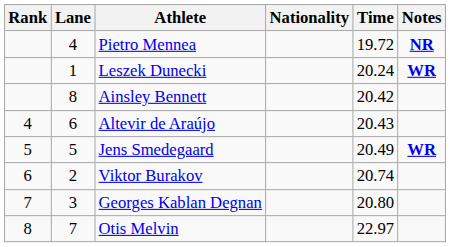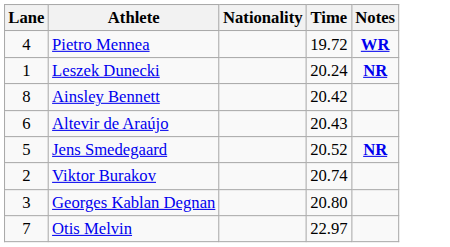- column: (28, 17)
(422, 44) NR -> (375, 44) WR
(422, 70) WR -> (375, 70) NR
(375, 149) 20.49 -> (329, 149) 20.52
(422, 149) WR -> (375, 149) NR
